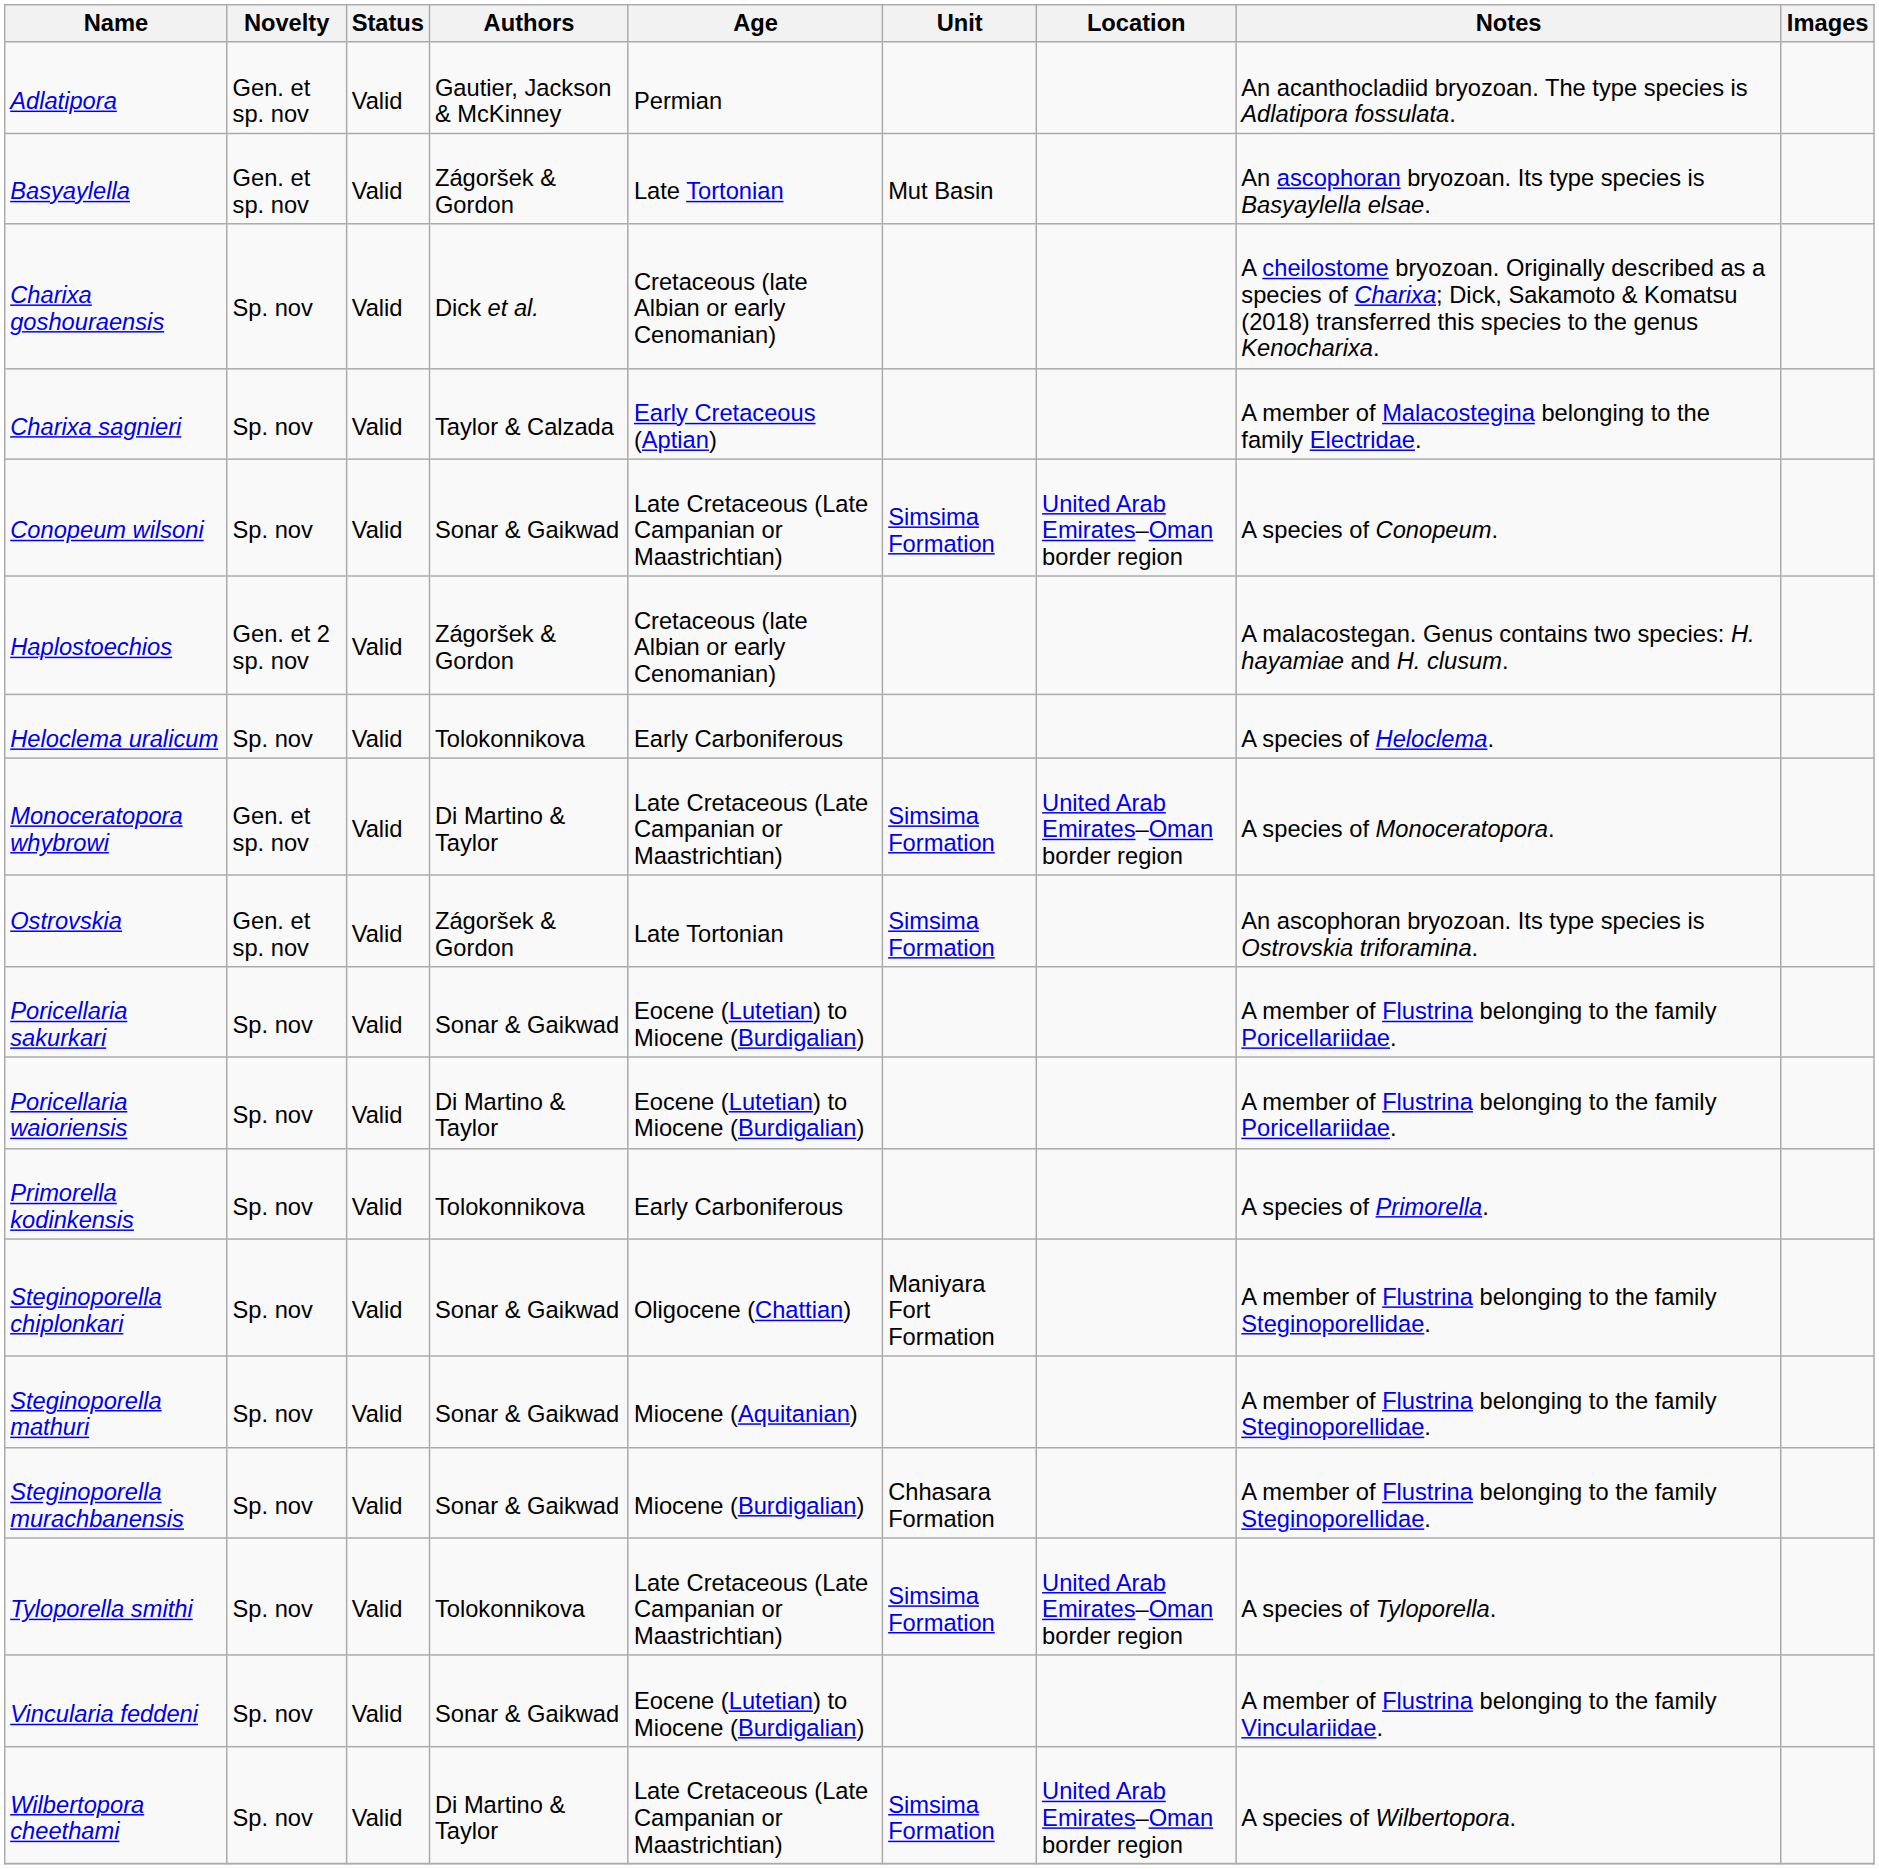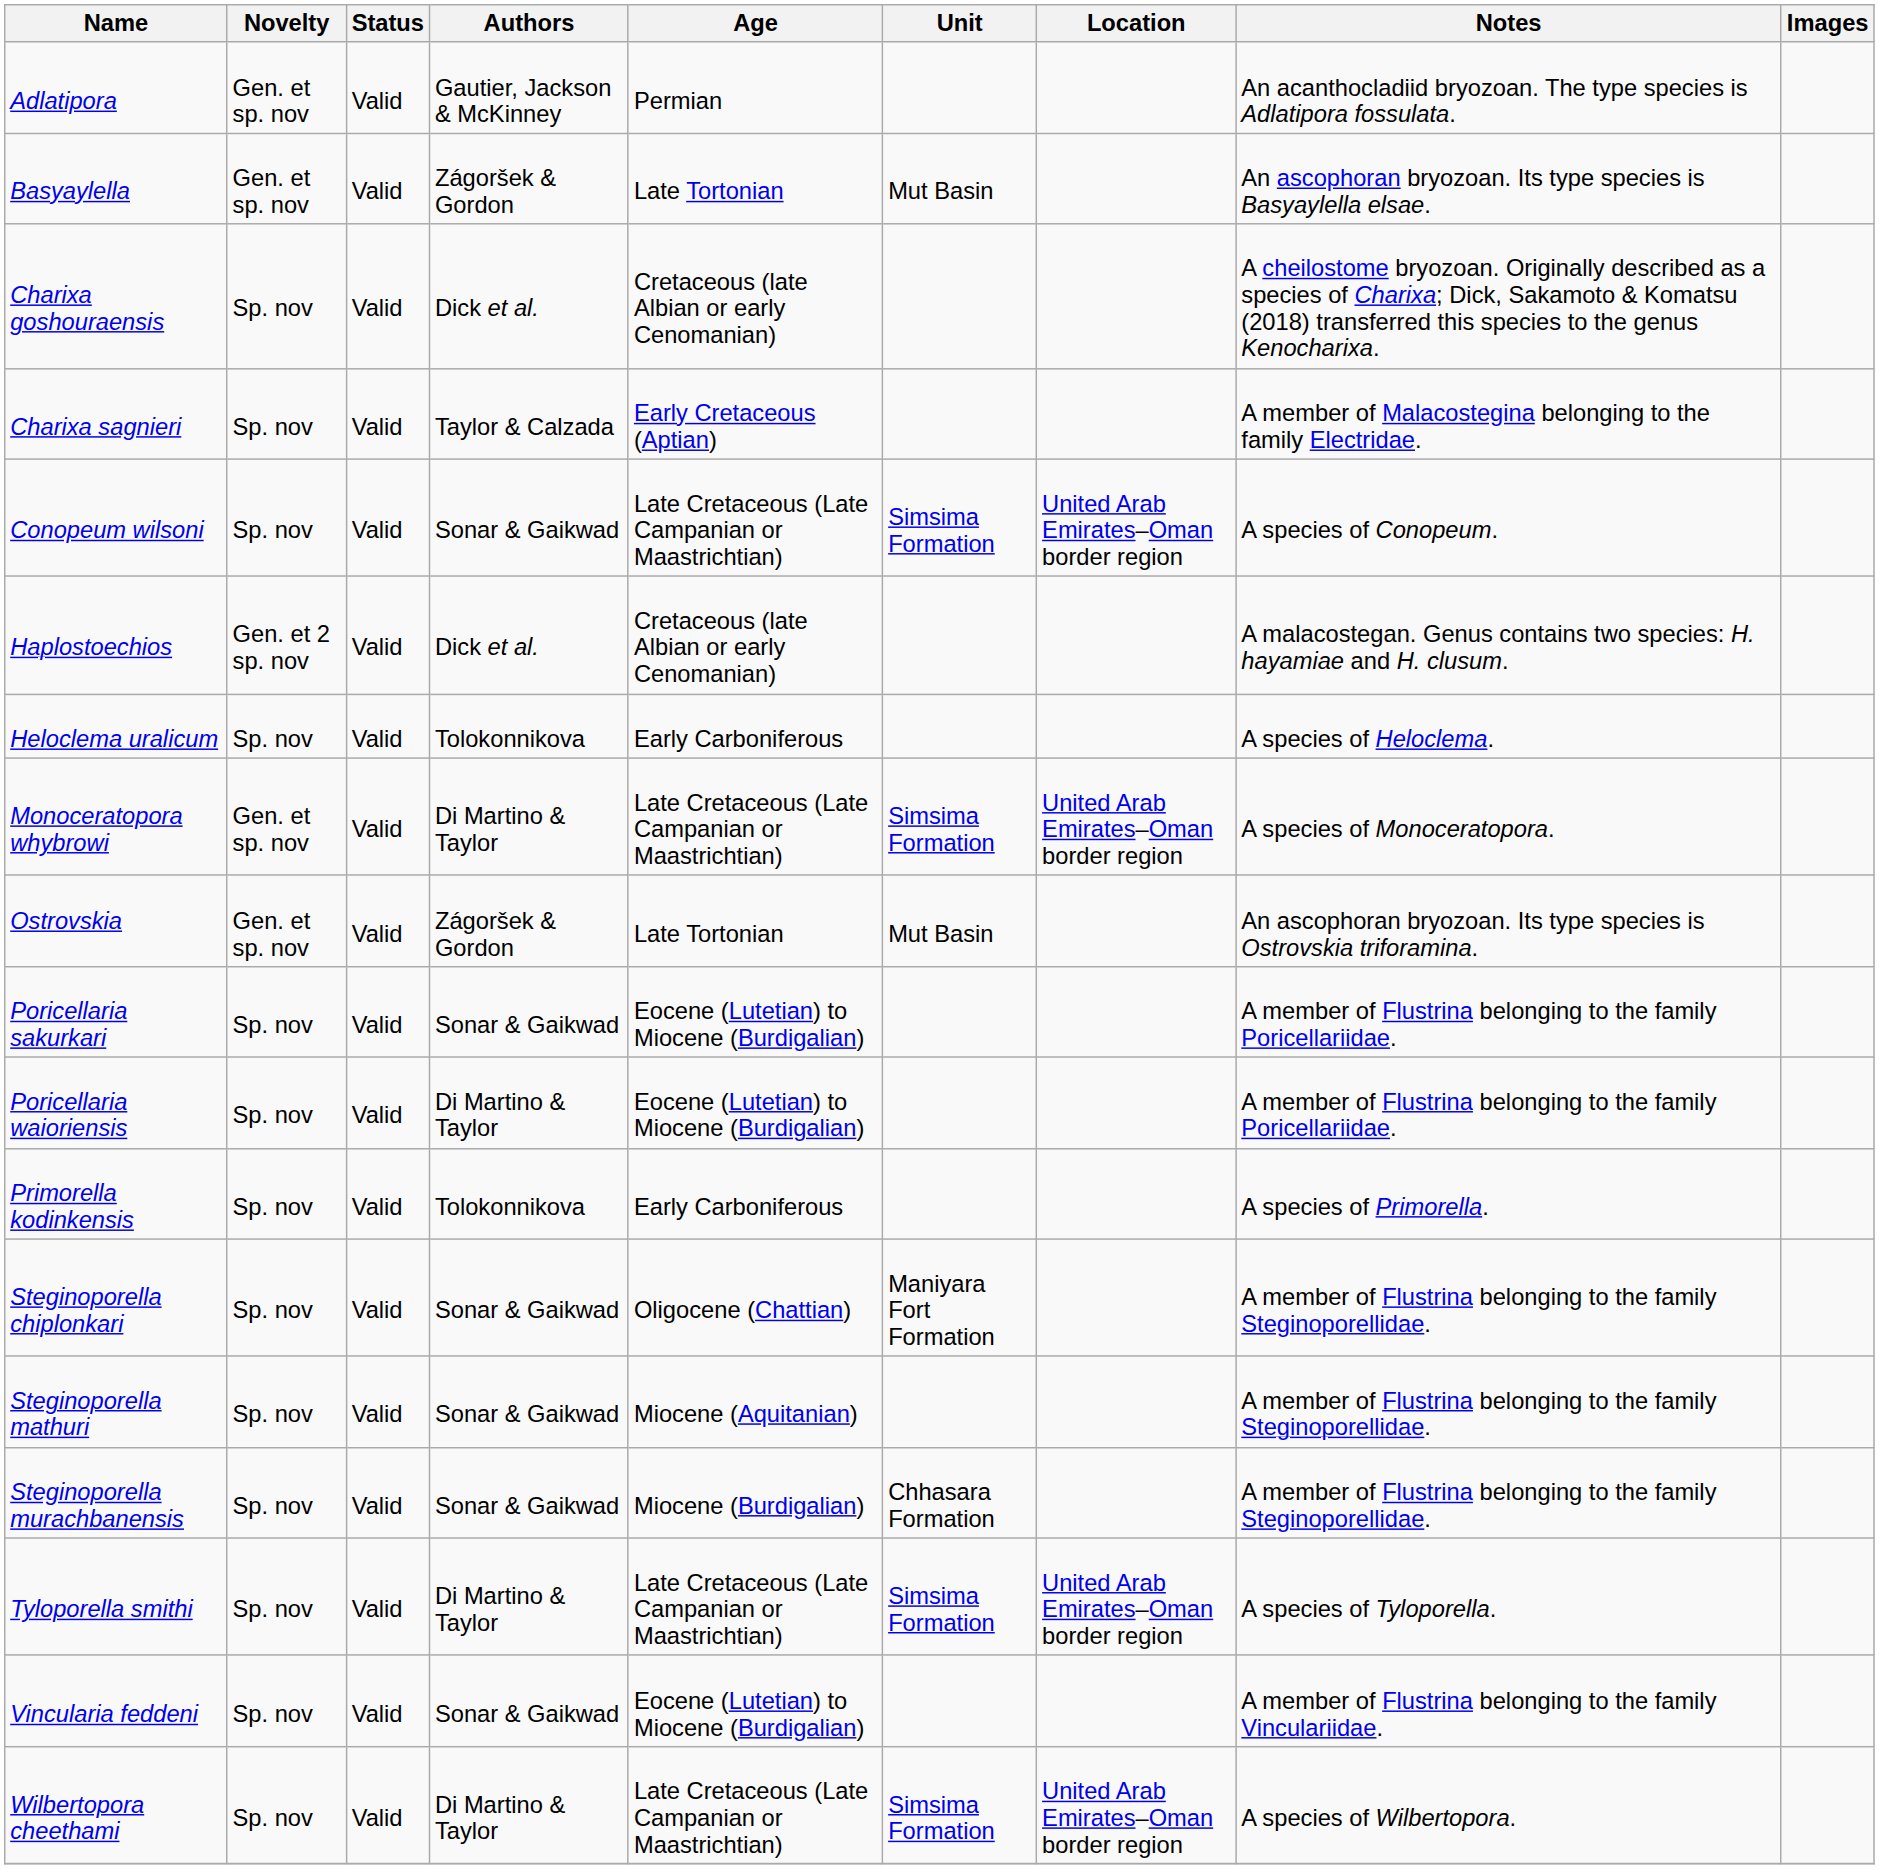(495, 648) Zágoršek & Gordon -> (487, 648) Dick et al.
(941, 934) Simsima Formation -> (941, 934) Mut Basin
(510, 1609) Tolokonnikova -> (500, 1609) Di Martino & Taylor
